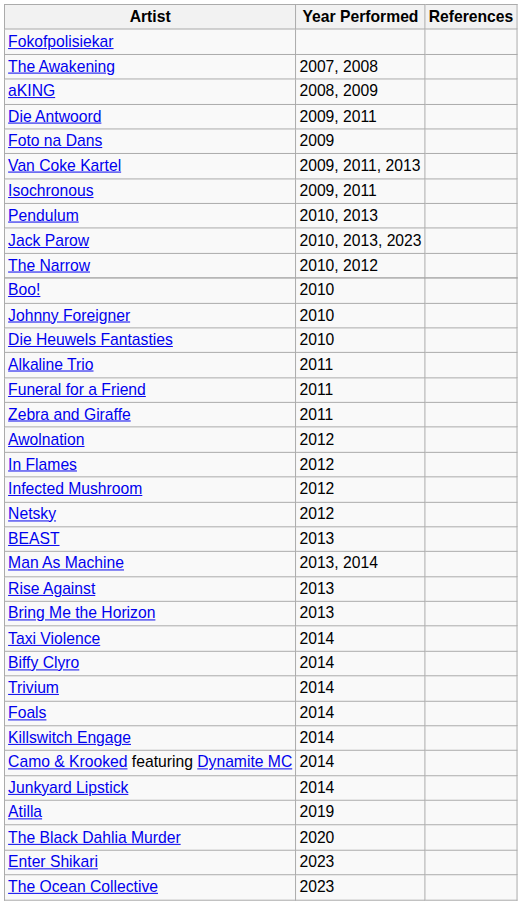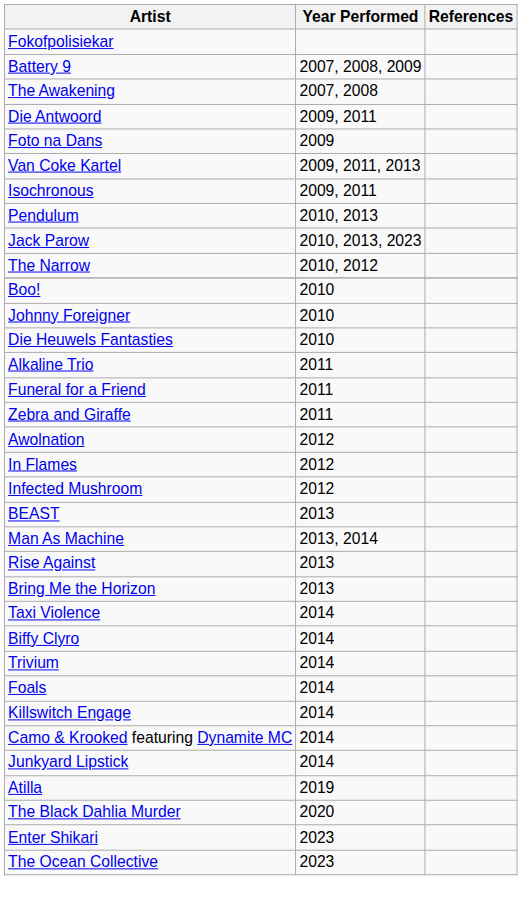+ row: (39, 66)
- row: (32, 91)
- row: (32, 514)
